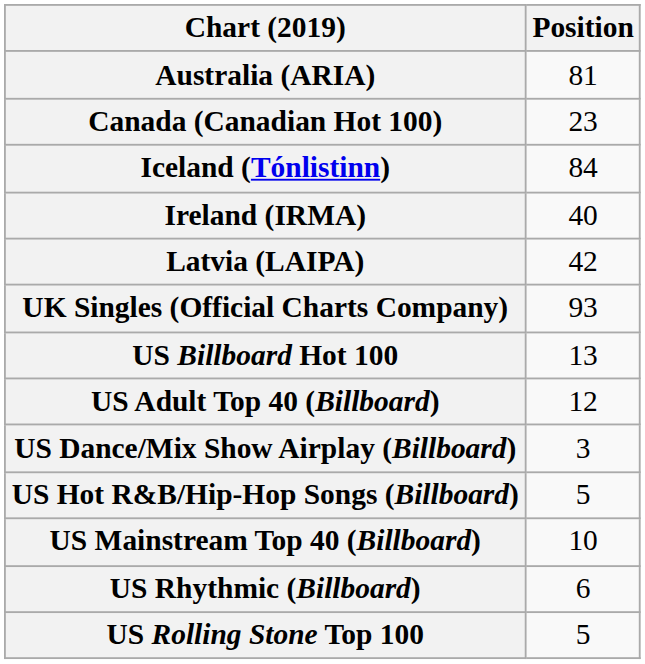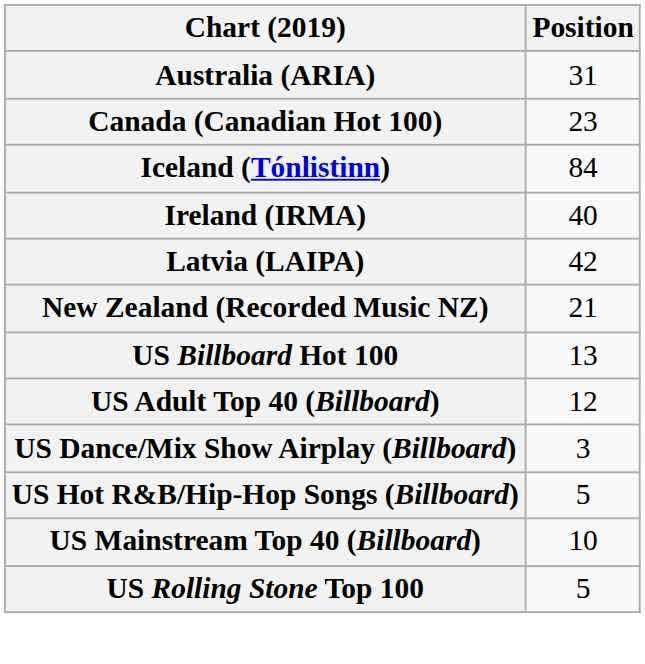(583, 74) 81 -> (583, 74) 31
+ row: (265, 307)
- row: (265, 307)
- row: (265, 588)
